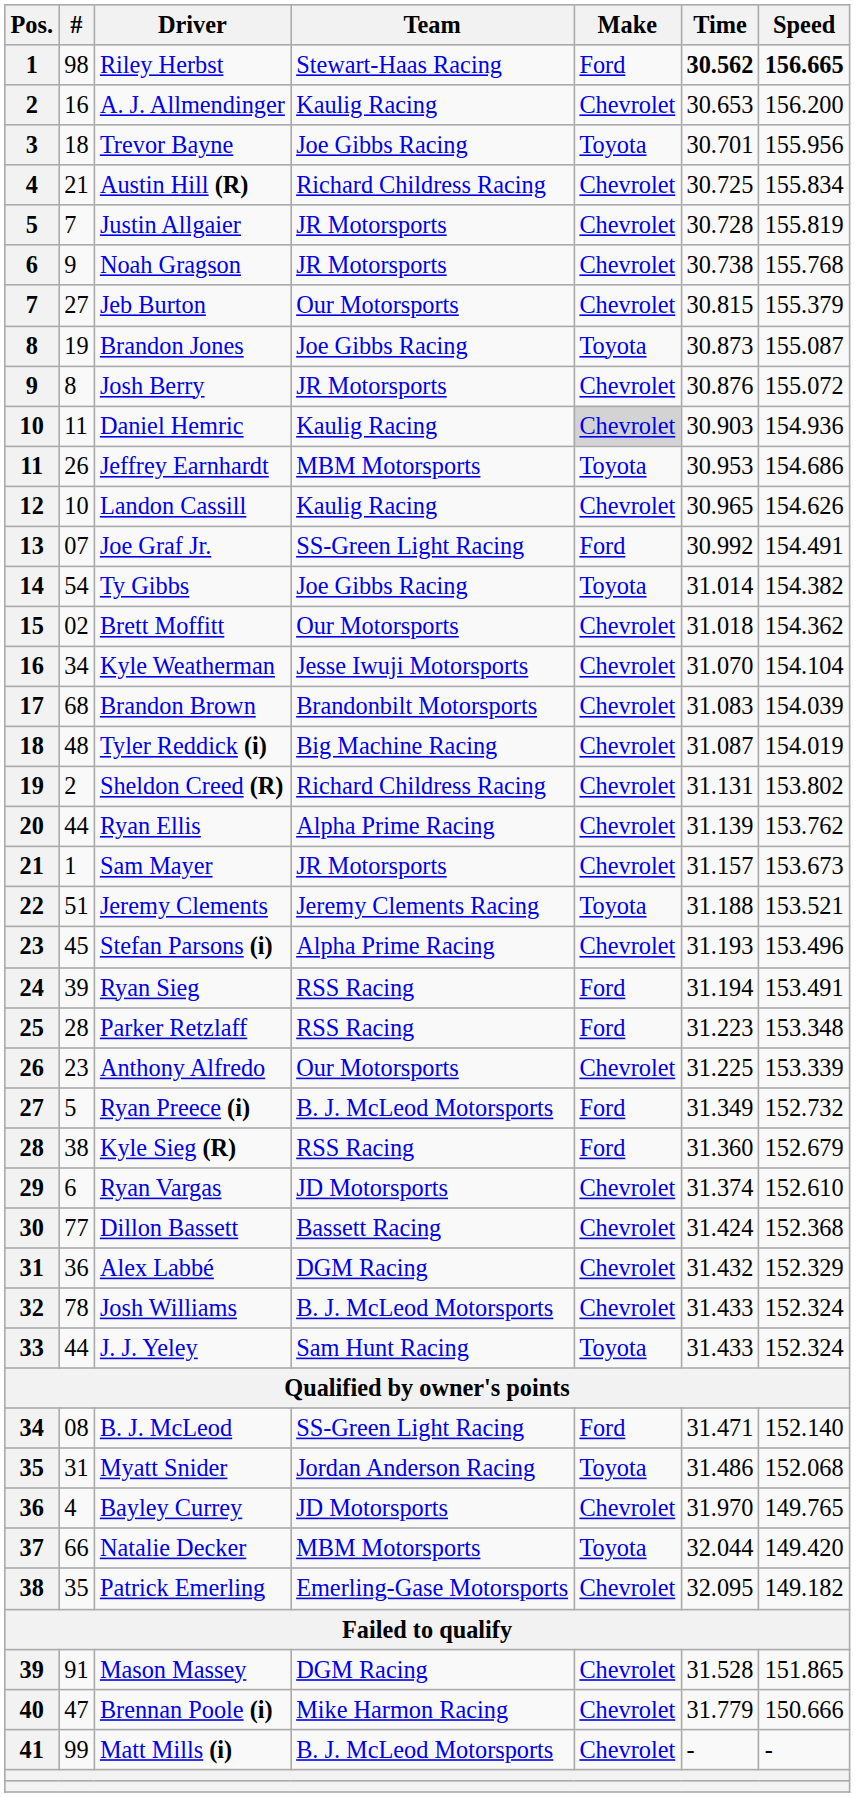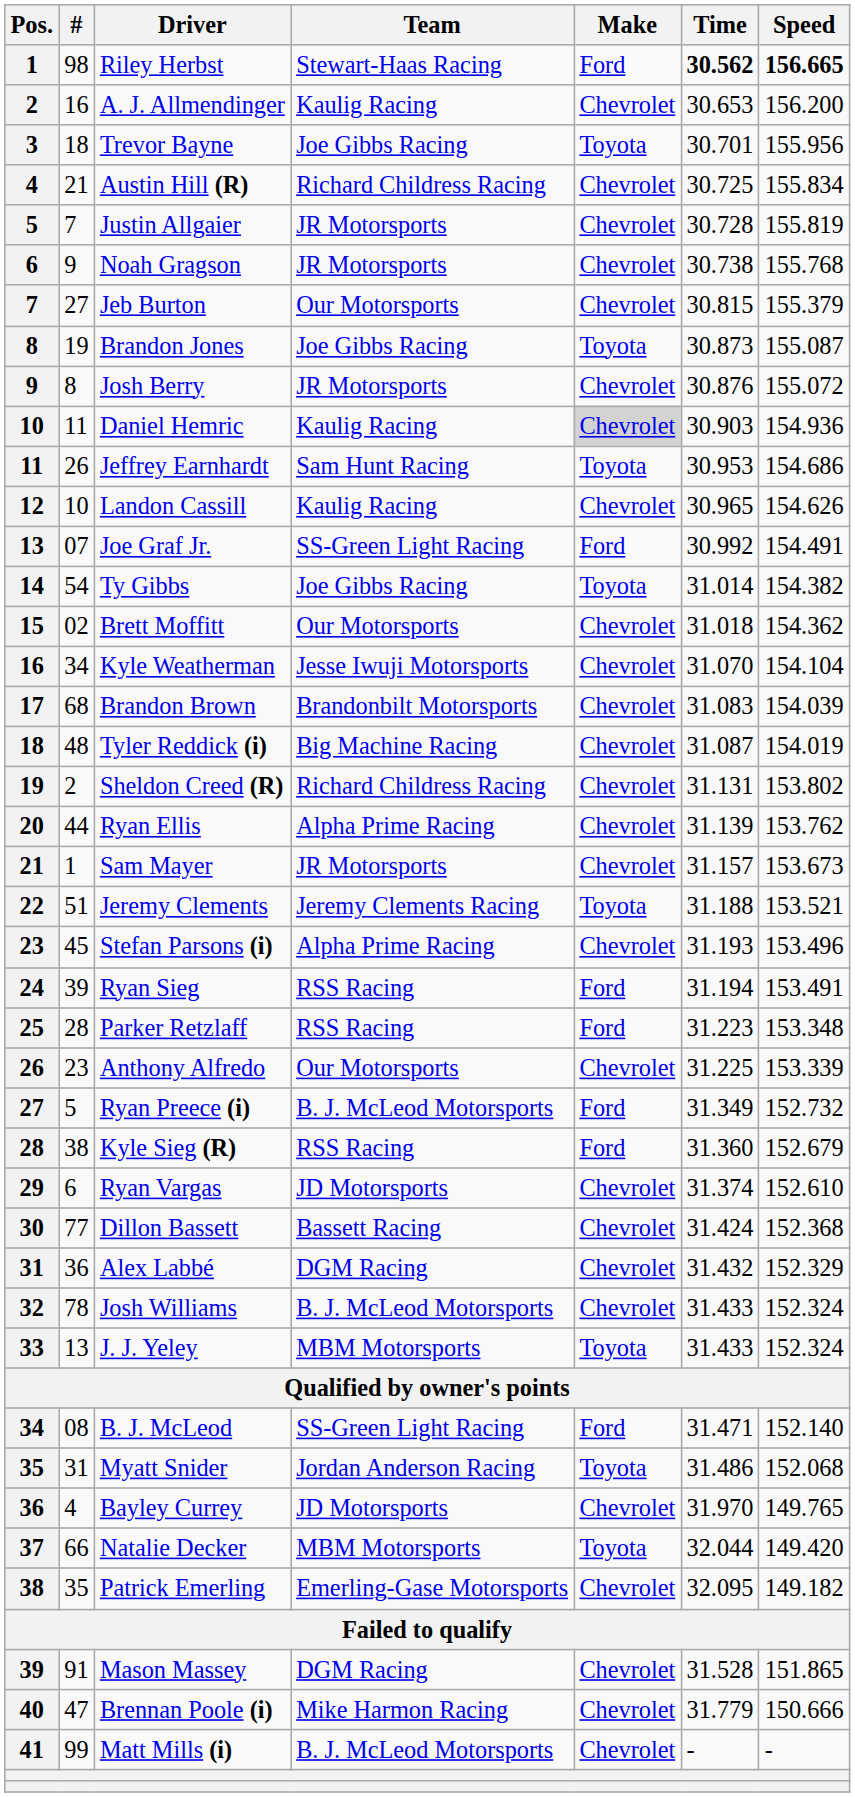(388, 465) MBM Motorsports -> (383, 465) Sam Hunt Racing
(76, 1348) 44 -> (76, 1348) 13
(383, 1348) Sam Hunt Racing -> (388, 1348) MBM Motorsports
